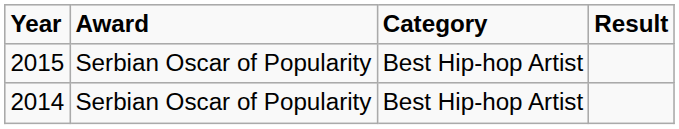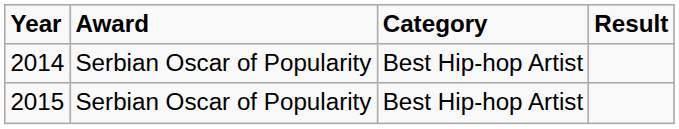rows swapped: (37, 102) <-> (37, 62)
